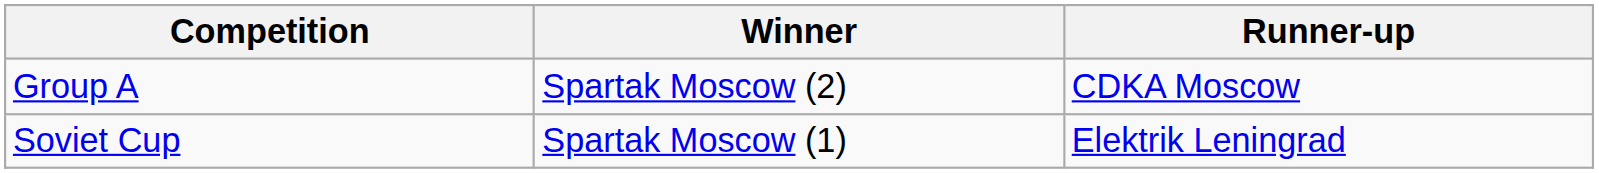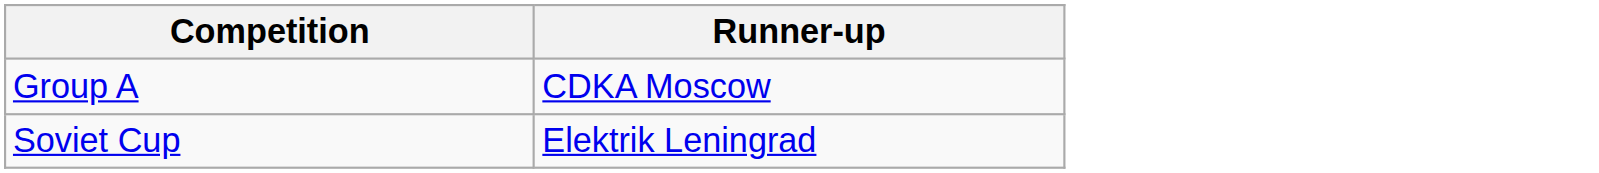- column: (799, 31)
